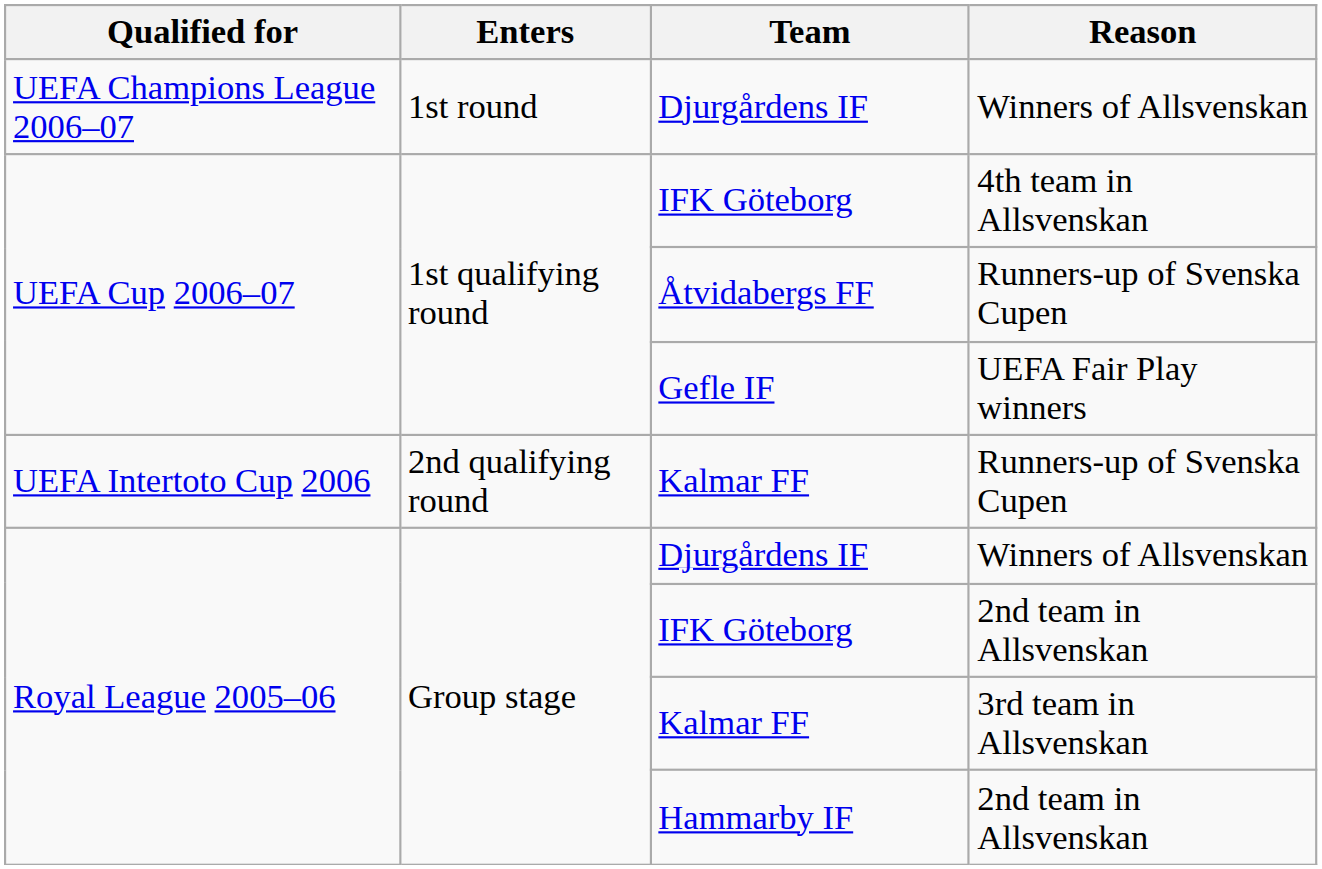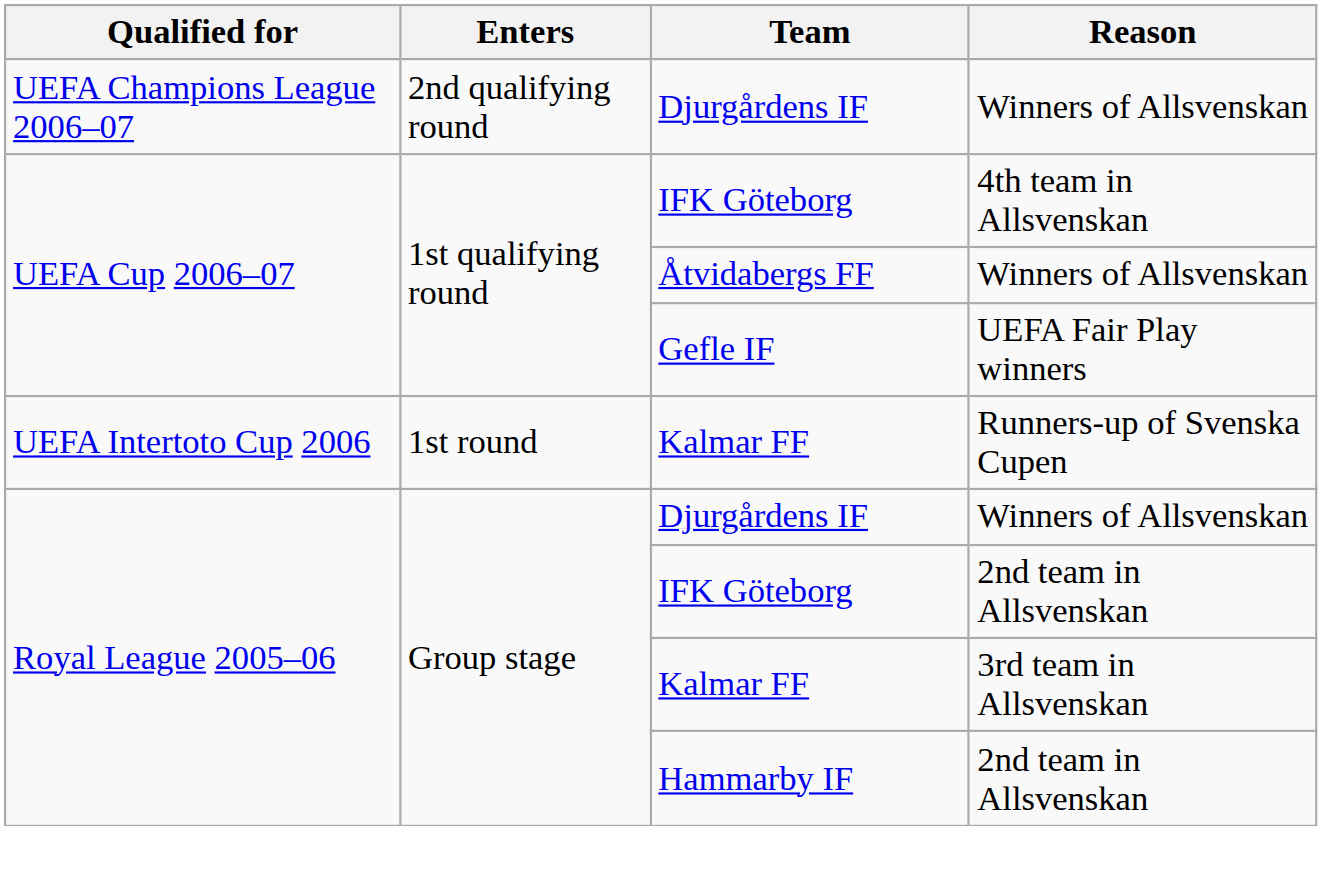(473, 106) 1st round -> (509, 106) 2nd qualifying round
(1139, 293) Runners-up of Svenska Cupen -> (1143, 274) Winners of Allsvenskan
(509, 480) 2nd qualifying round -> (473, 442) 1st round
